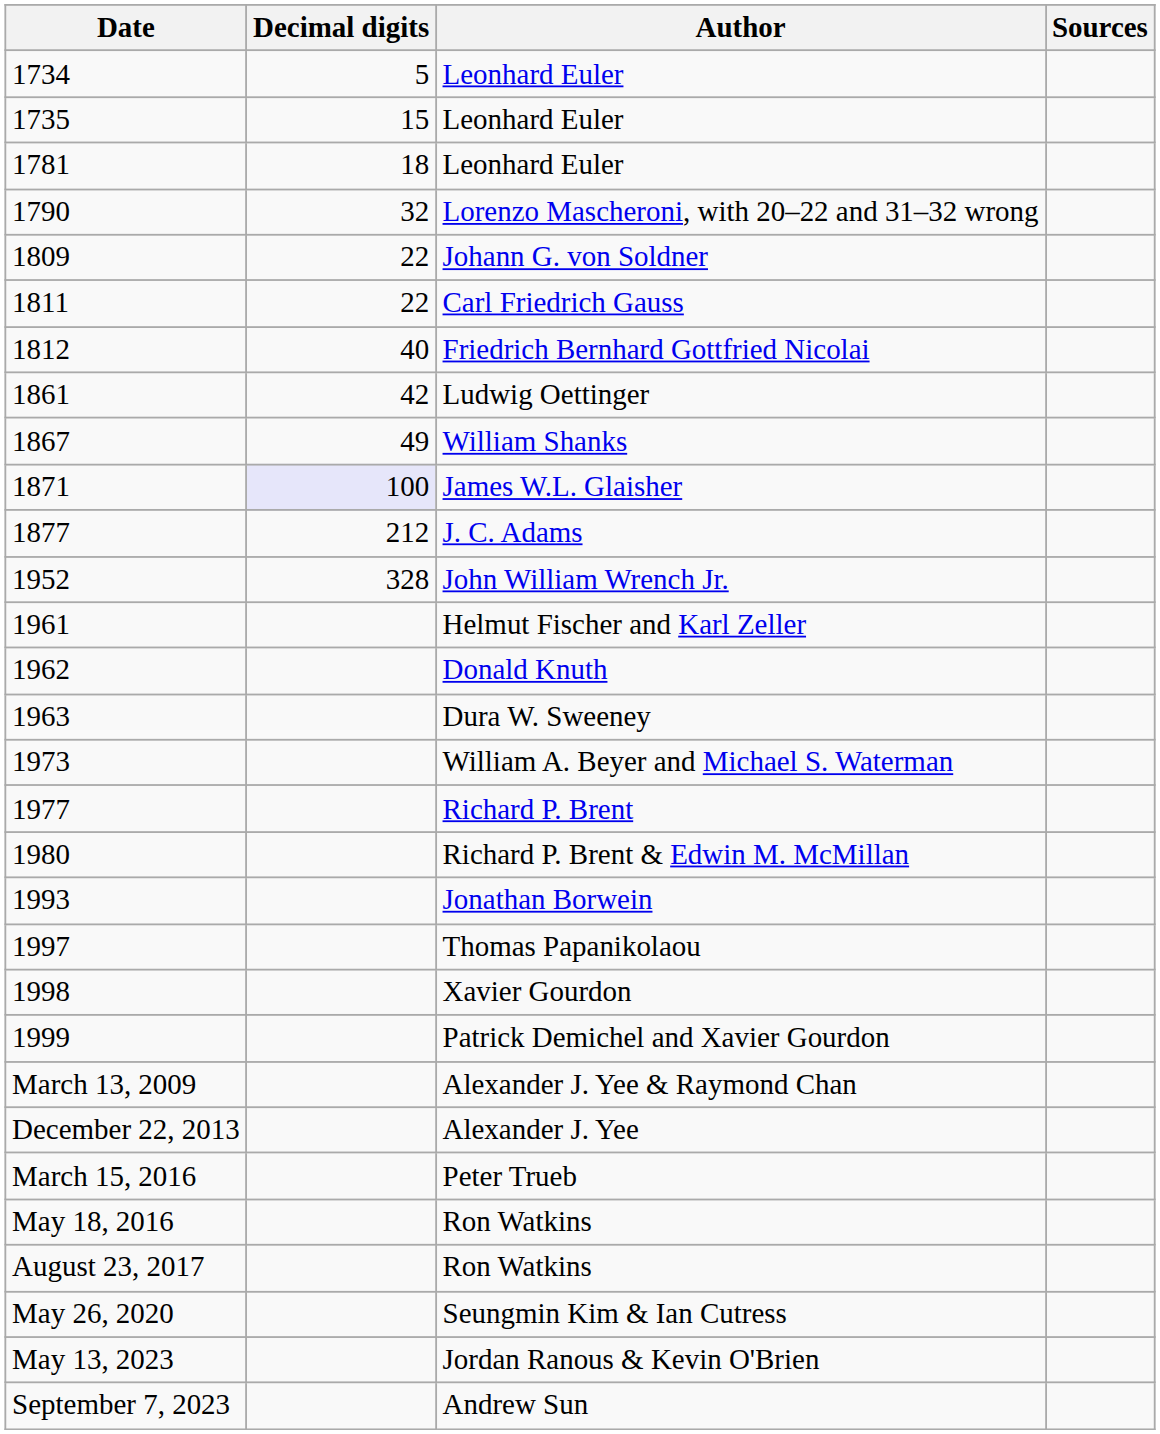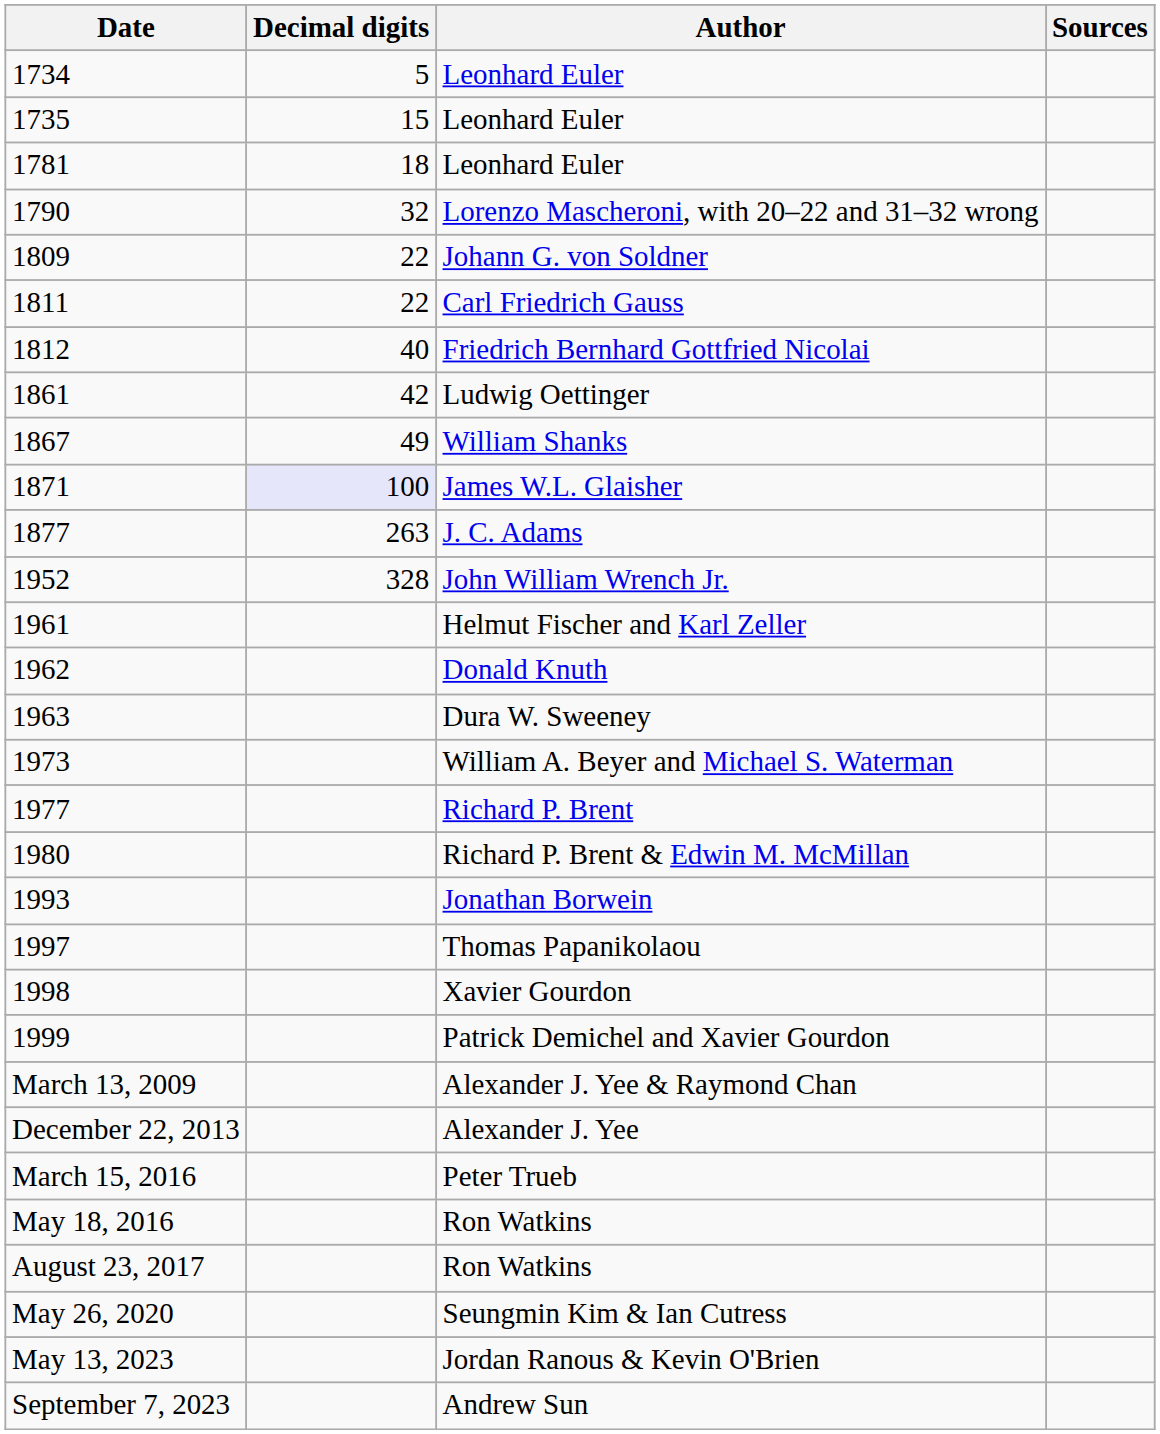(407, 532) 212 -> (407, 532) 263
